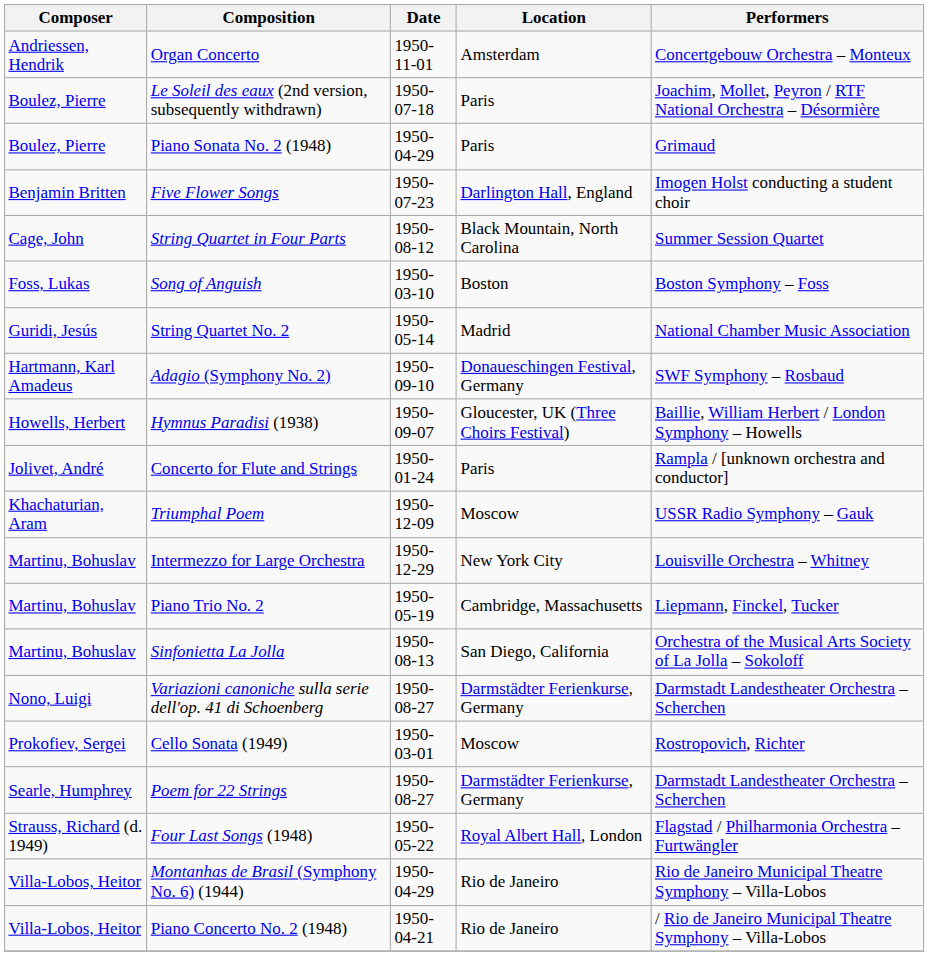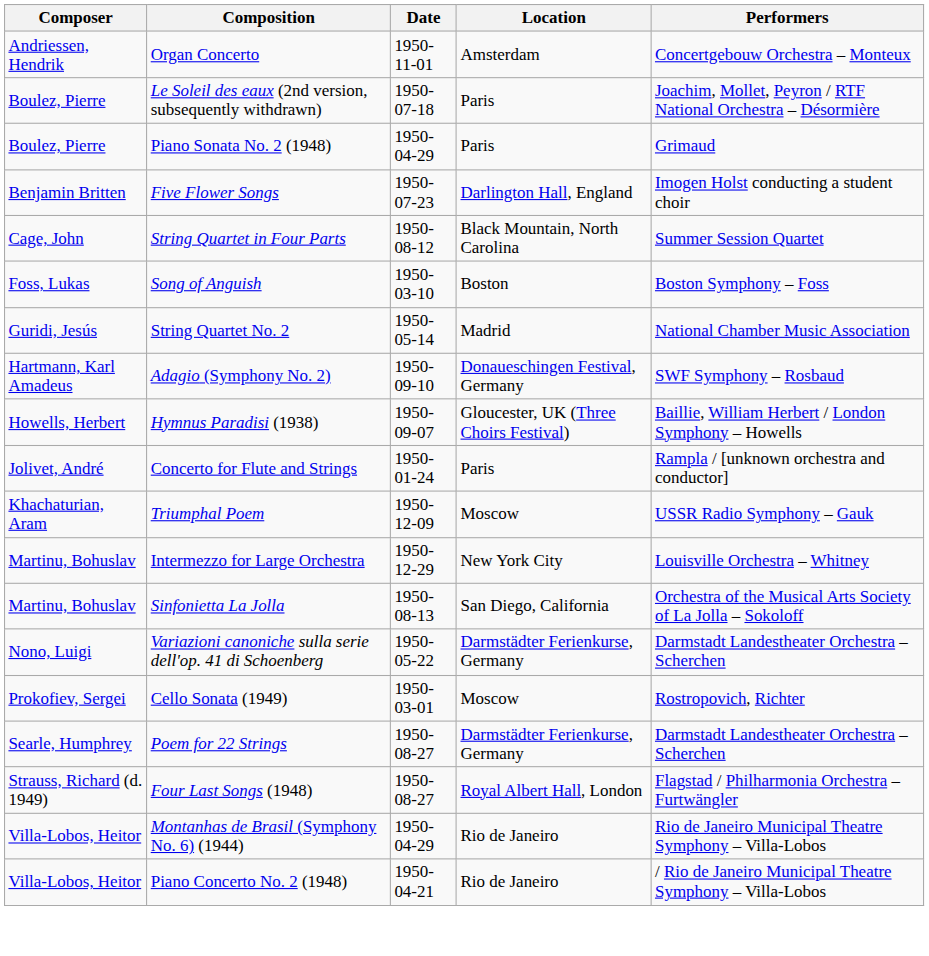- row: (207, 606)
(414, 698) 1950-08-27 -> (414, 652) 1950-05-22
(414, 836) 1950-05-22 -> (414, 790) 1950-08-27
